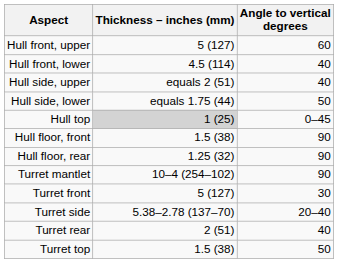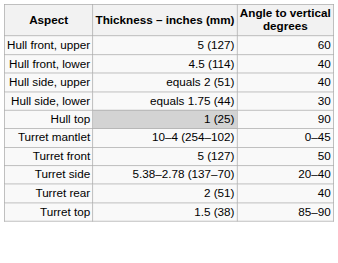(324, 100) 50 -> (324, 100) 30
(318, 119) 0–45 -> (324, 119) 90
- row: (53, 138)
- row: (54, 156)
(324, 175) 90 -> (318, 138) 0–45
(324, 193) 30 -> (324, 156) 50
(324, 249) 50 -> (314, 212) 85–90
